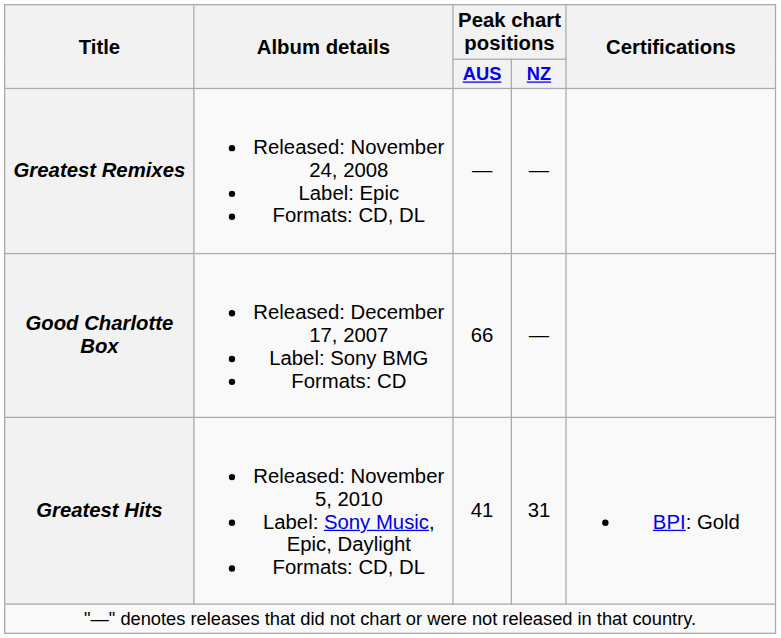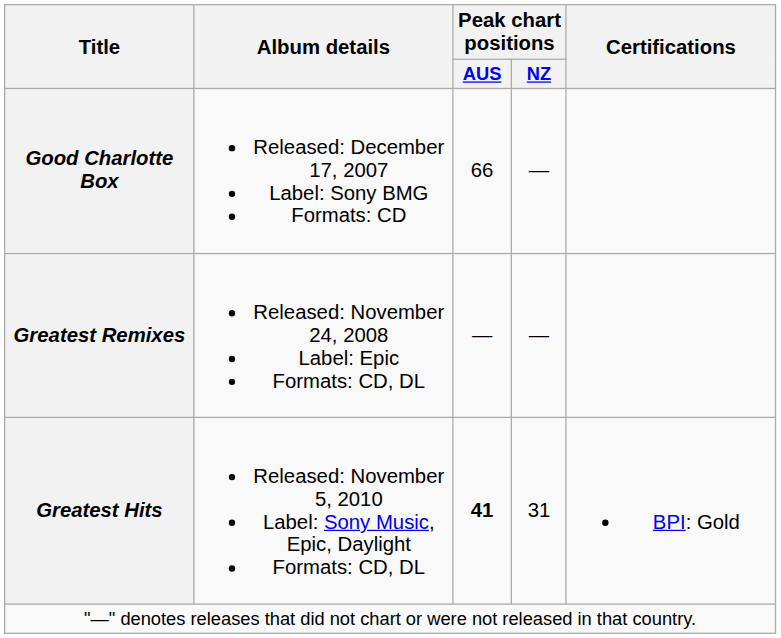rows swapped: (99, 334) <-> (99, 170)
(482, 510) normal -> (482, 510) bold
